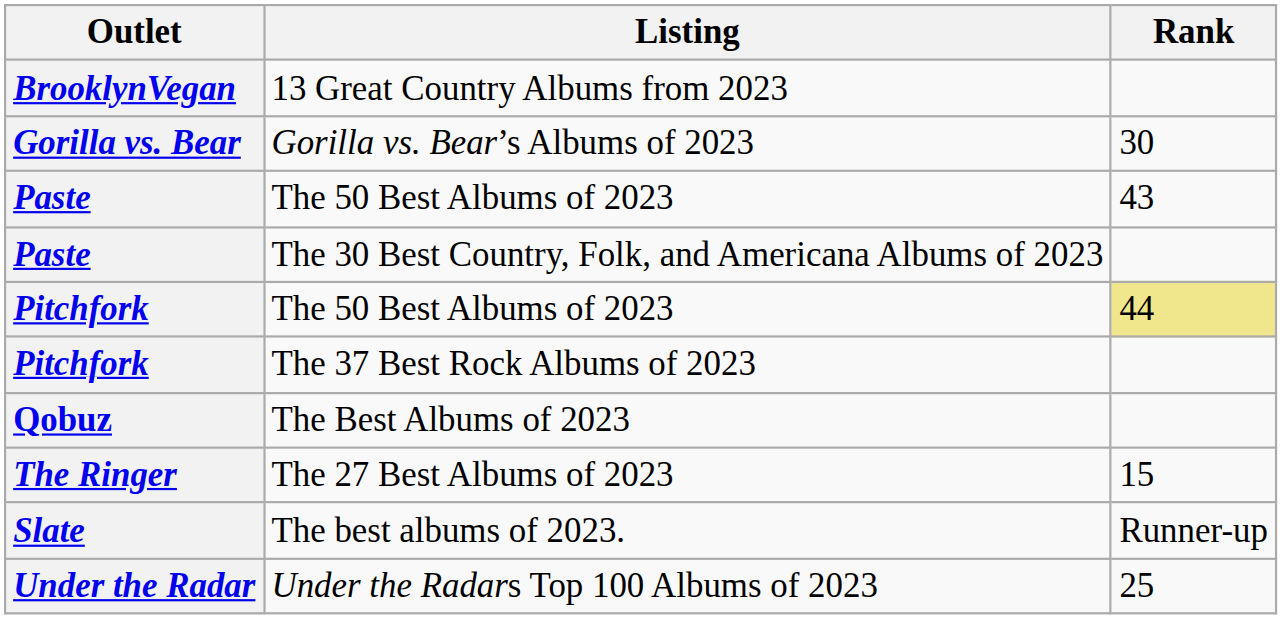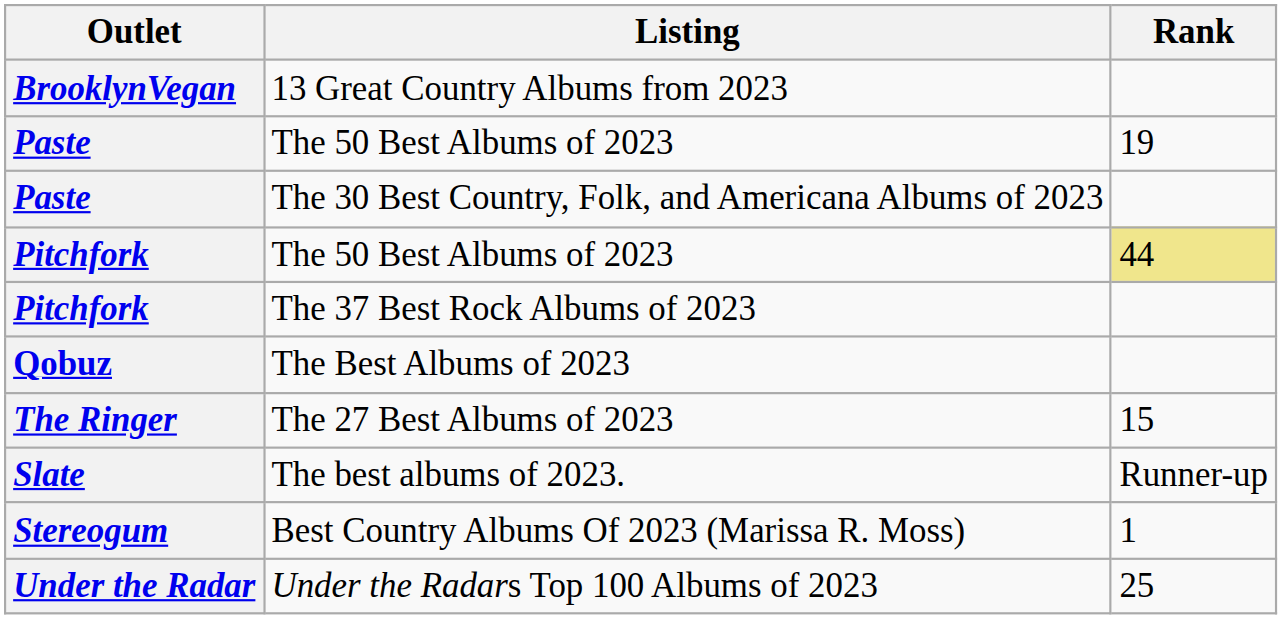- row: (127, 142)
(1137, 198) 43 -> (1137, 142) 19
+ row: (91, 530)
